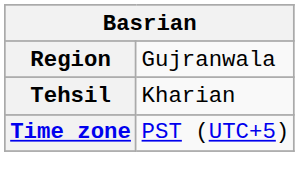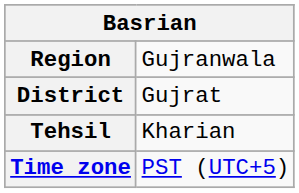+ row: (71, 96)
